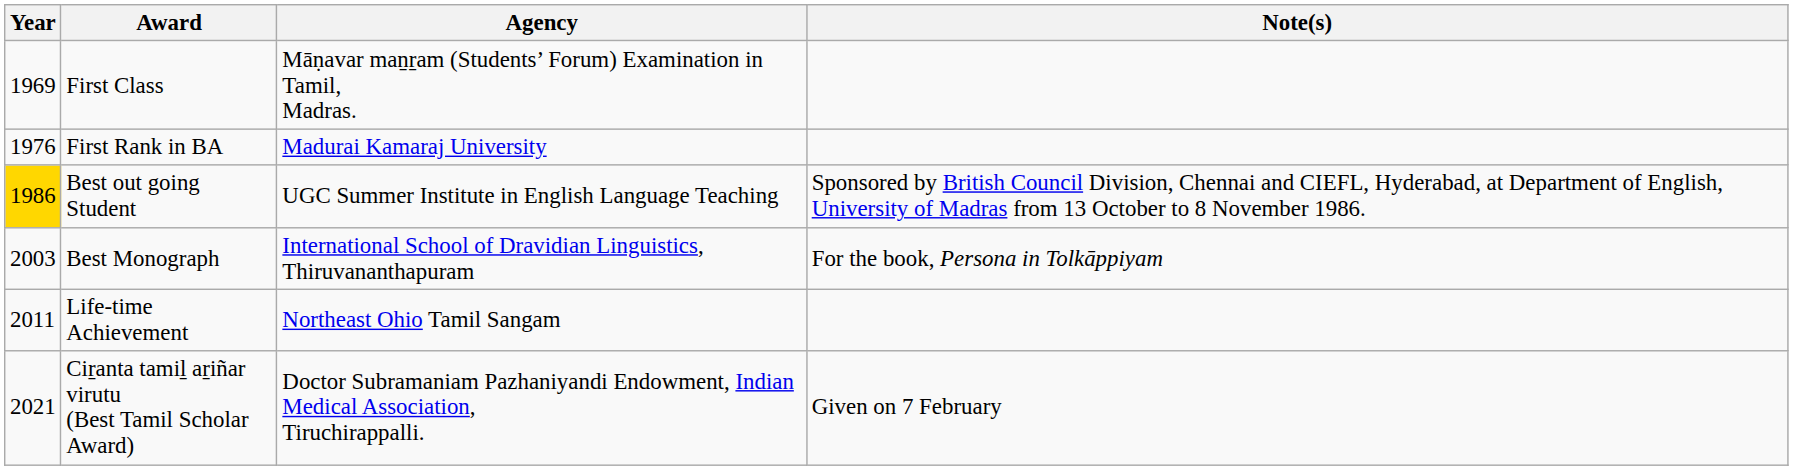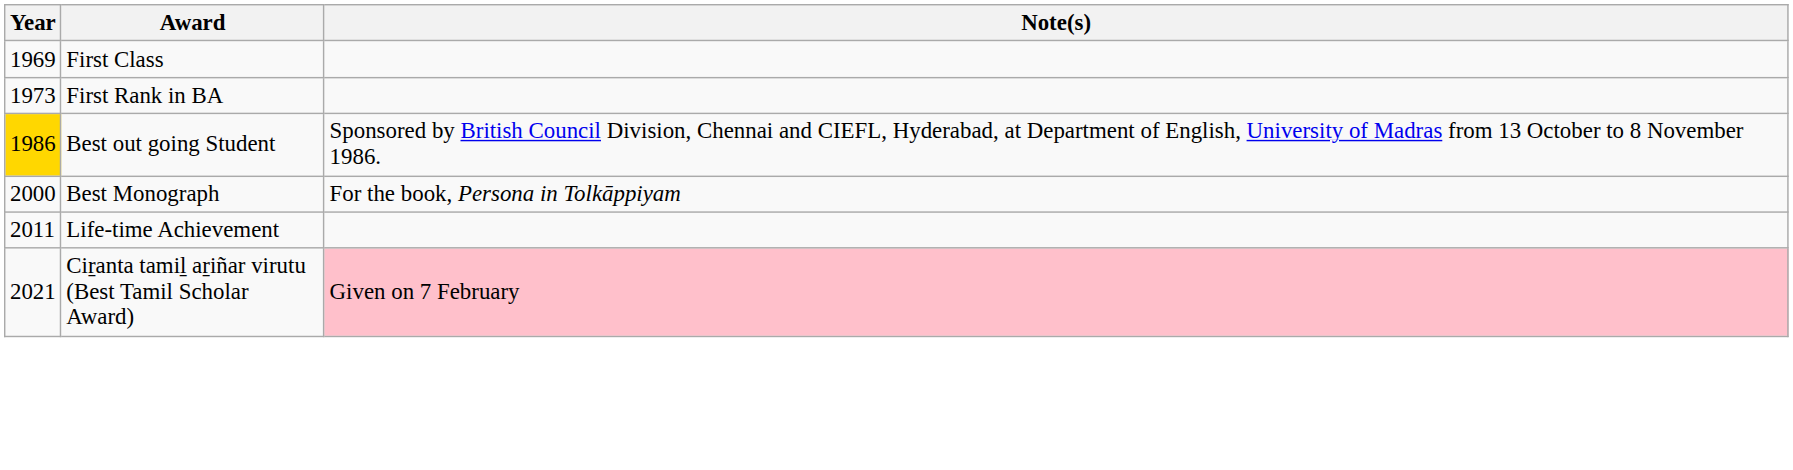- column: (542, 22)
(33, 146) 1976 -> (33, 95) 1973
(33, 257) 2003 -> (33, 193) 2000
(907, 407) no background -> (425, 291) pink background
